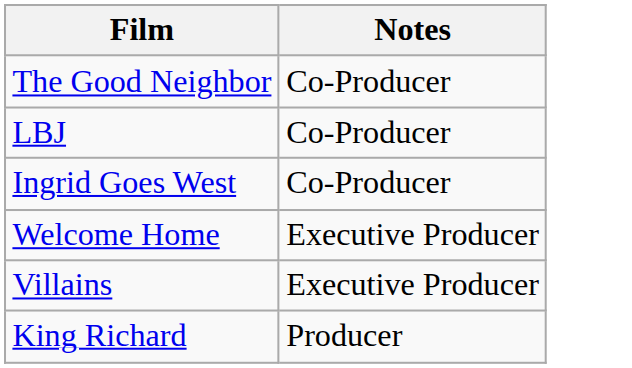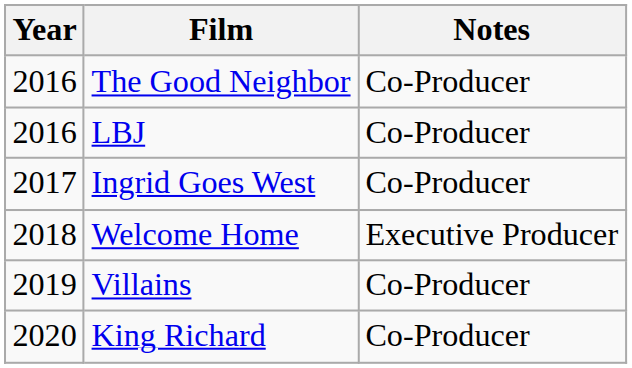+ column: (45, 30)
(413, 285) Executive Producer -> (448, 285) Co-Producer
(344, 336) Producer -> (448, 336) Co-Producer
